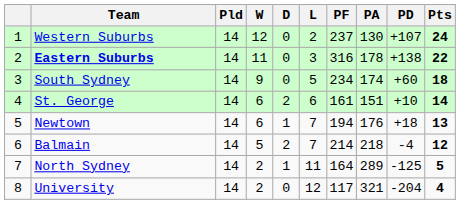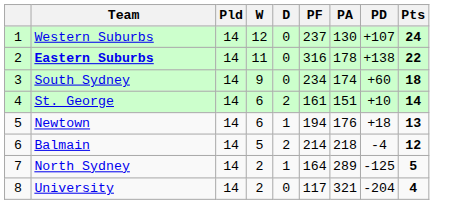- column: (313, 15)
